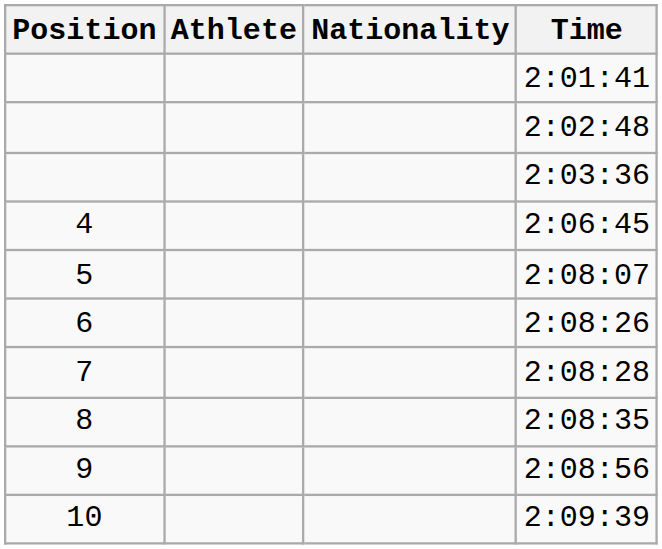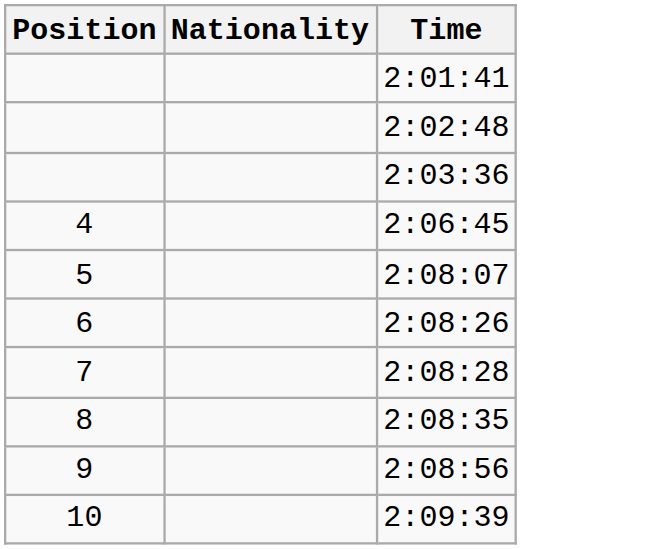- column: (234, 30)
